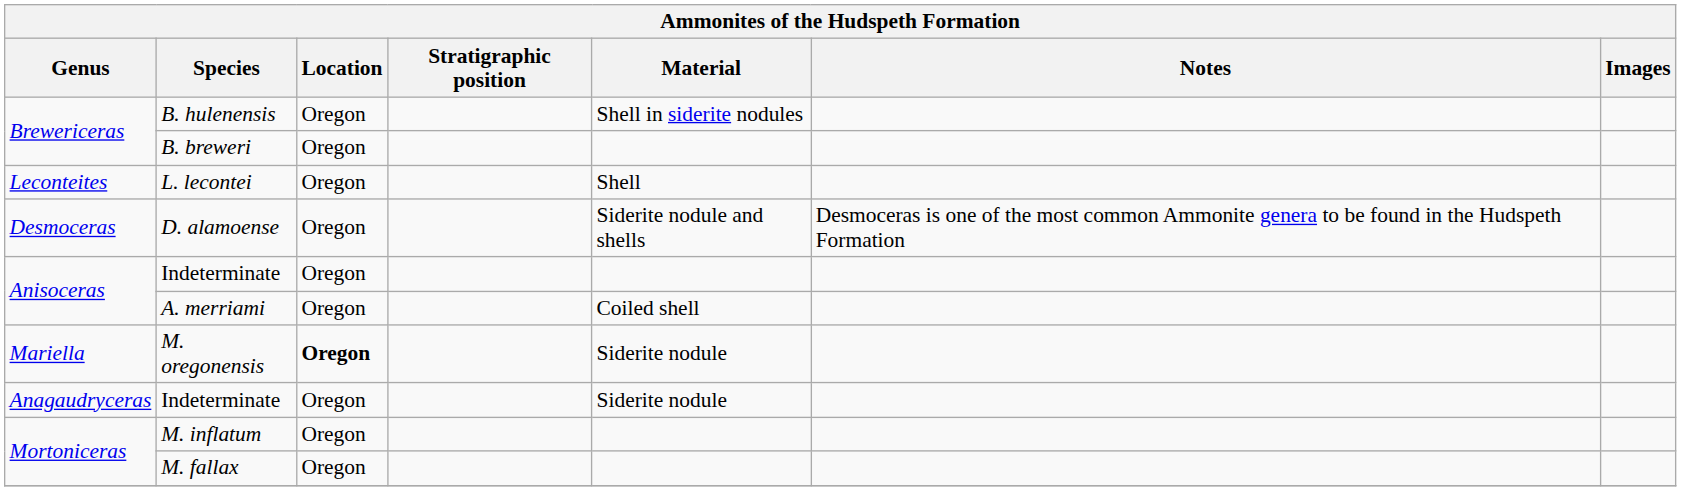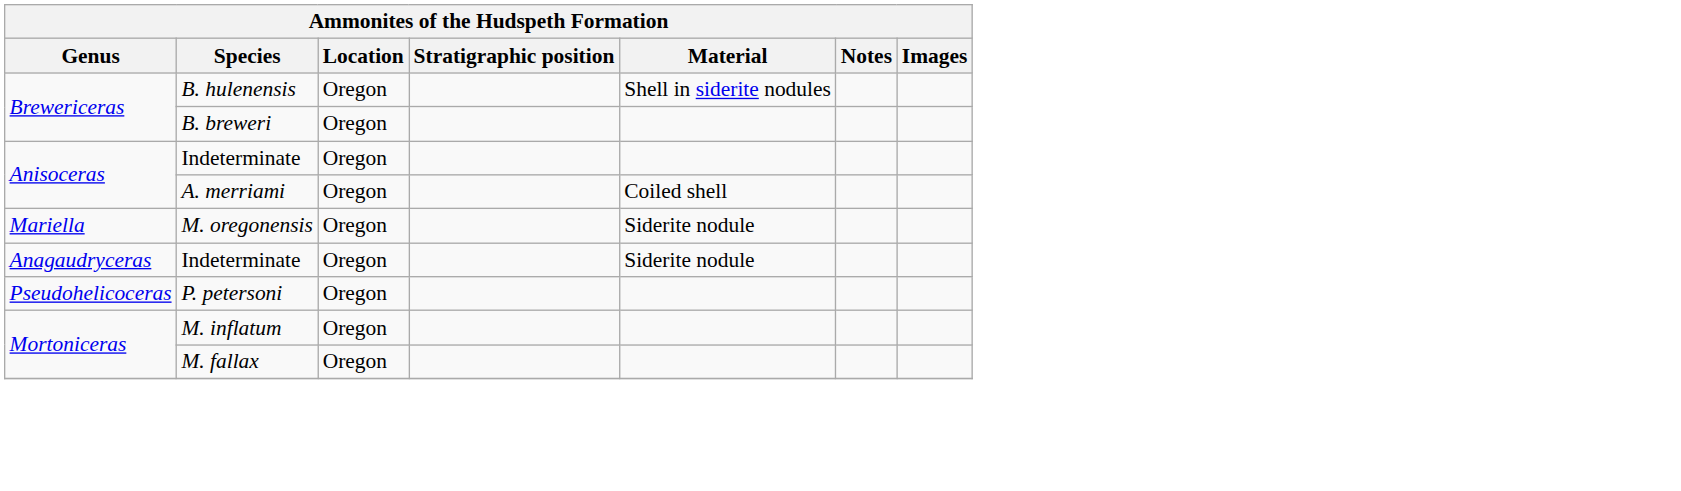- row: (58, 181)
- row: (63, 227)
(336, 353) bold -> (355, 225) normal
+ row: (91, 293)
